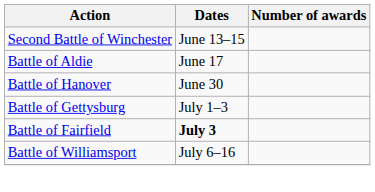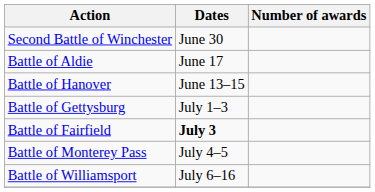(212, 38) June 13–15 -> (201, 38) June 30
(201, 84) June 30 -> (212, 84) June 13–15
+ row: (77, 152)
